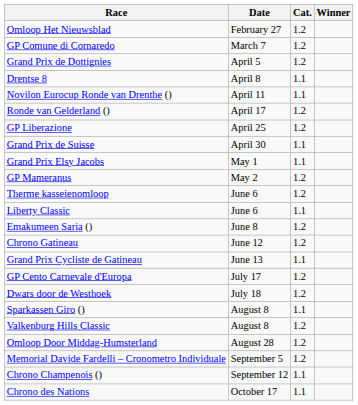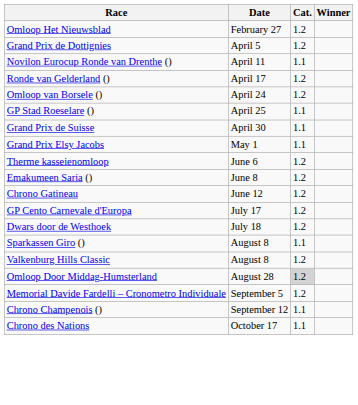- row: (61, 45)
- row: (27, 78)
+ row: (55, 95)
+ row: (50, 111)
- row: (39, 128)
- row: (39, 177)
- row: (38, 210)
- row: (74, 260)
(299, 342) no background -> (299, 276) lightgrey background
